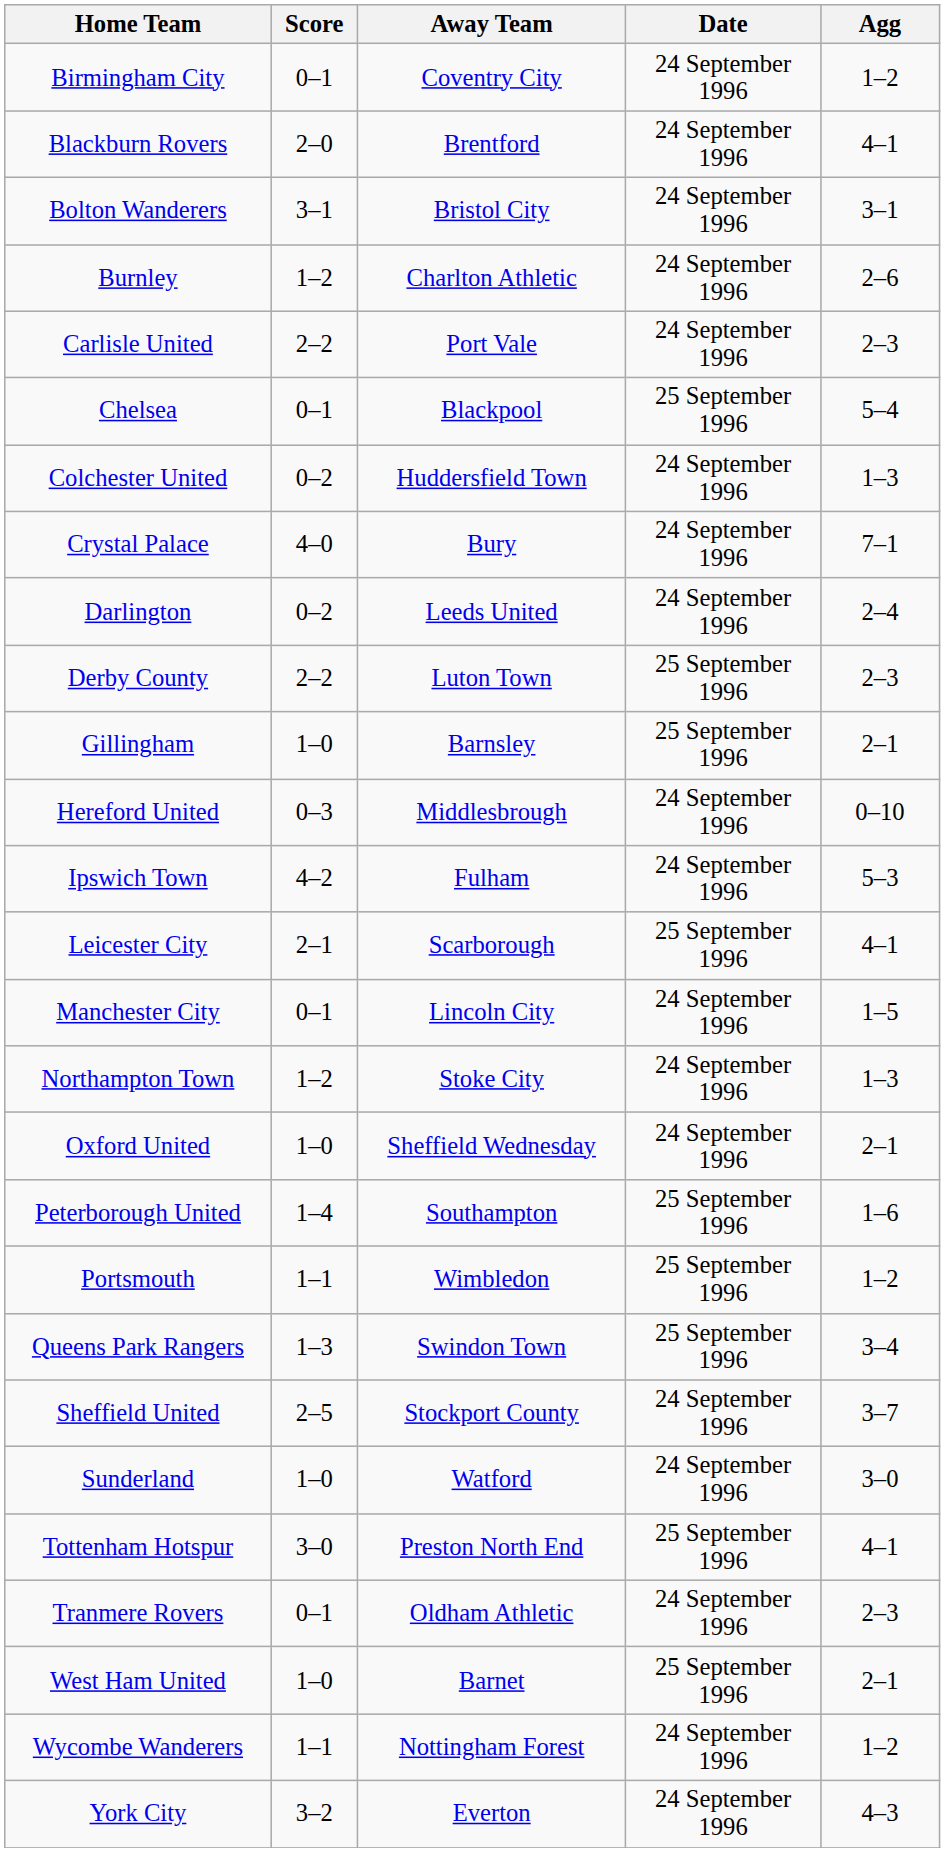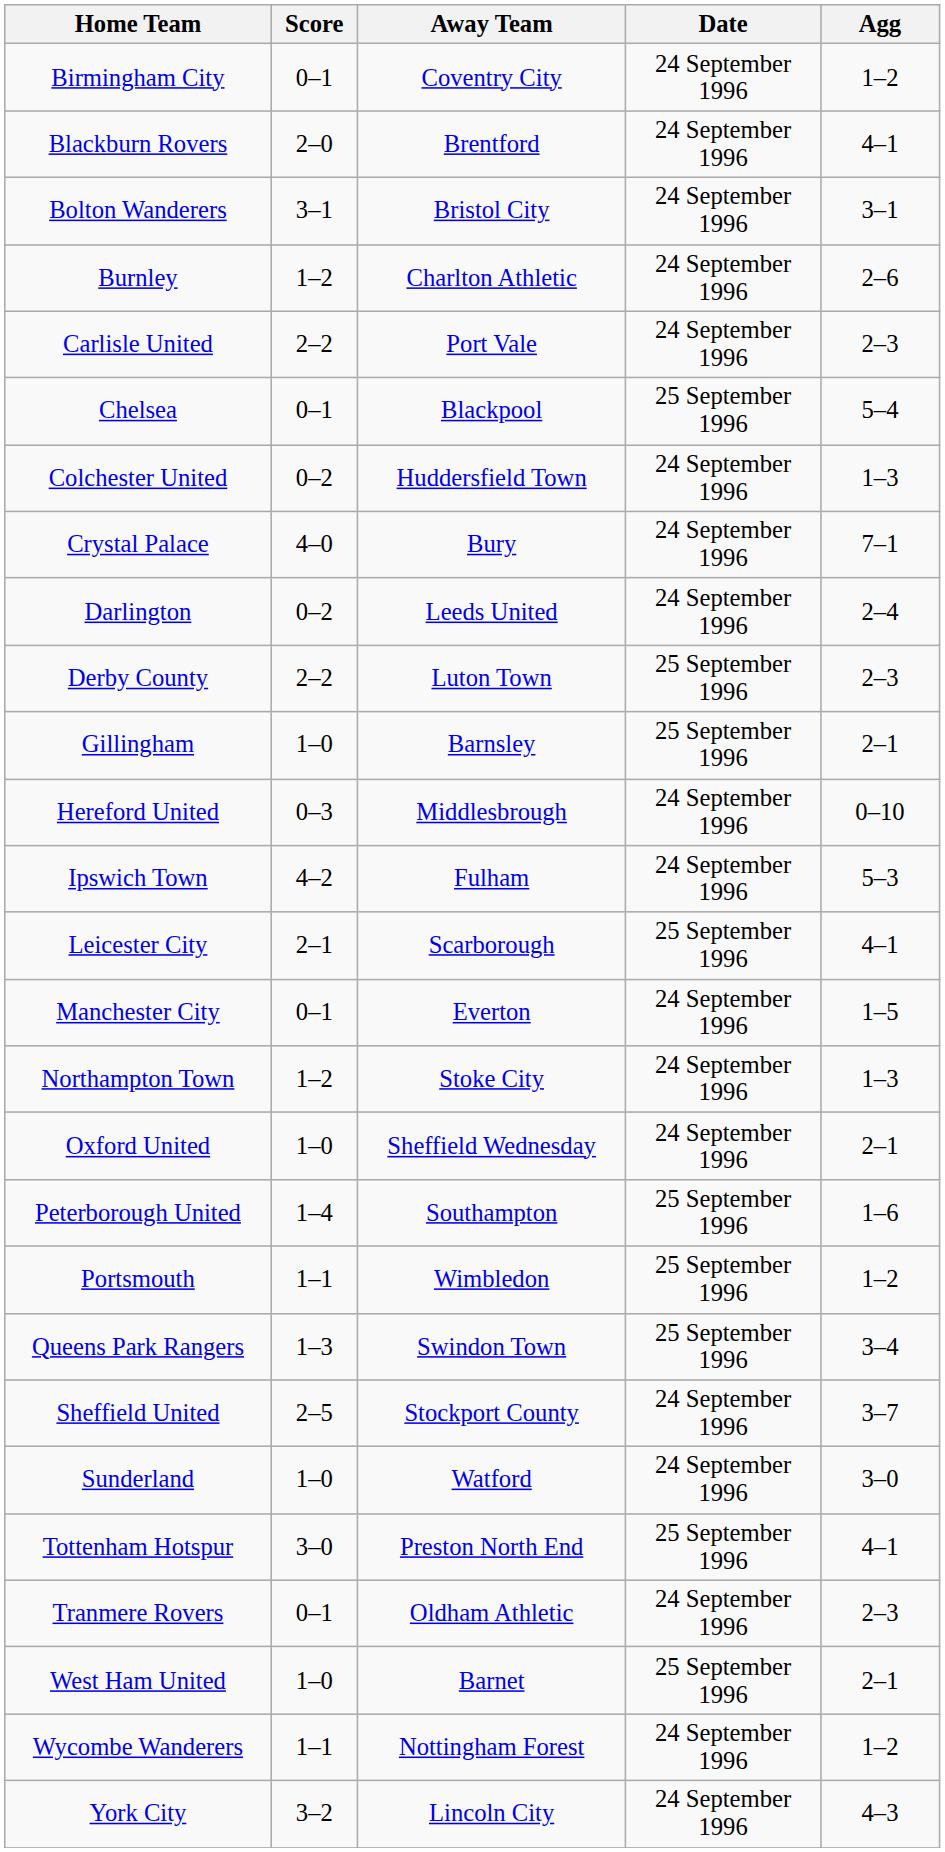(492, 1012) Lincoln City -> (492, 1012) Everton
(492, 1813) Everton -> (492, 1813) Lincoln City
